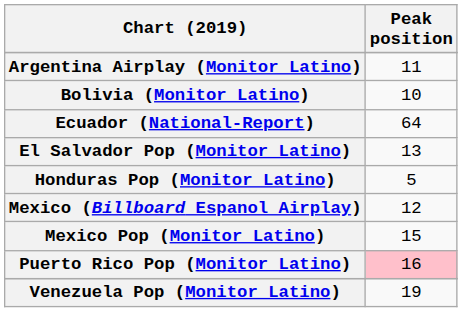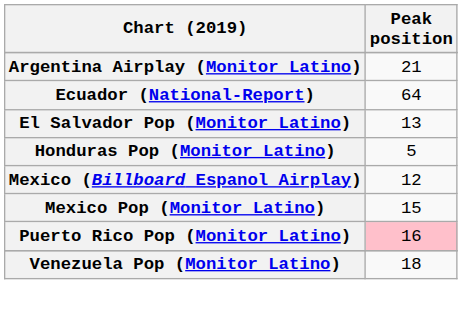(411, 67) 11 -> (411, 67) 21
- row: (185, 95)
(411, 292) 19 -> (411, 264) 18
